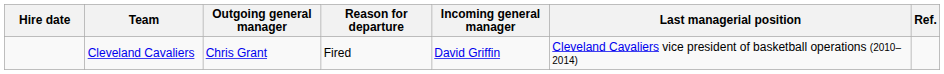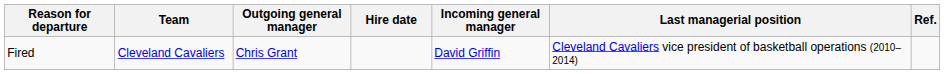columns swapped: (45, 20) <-> (376, 20)
